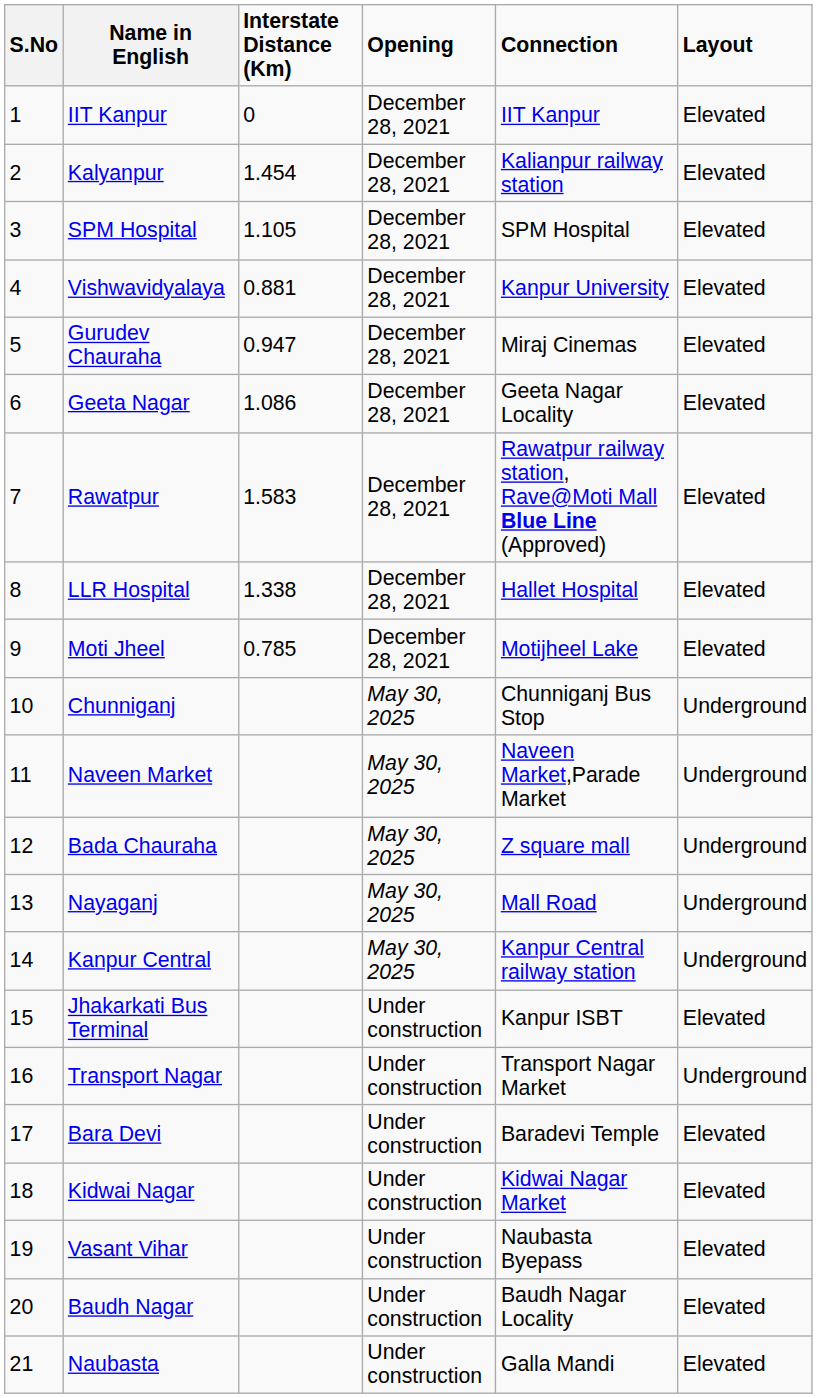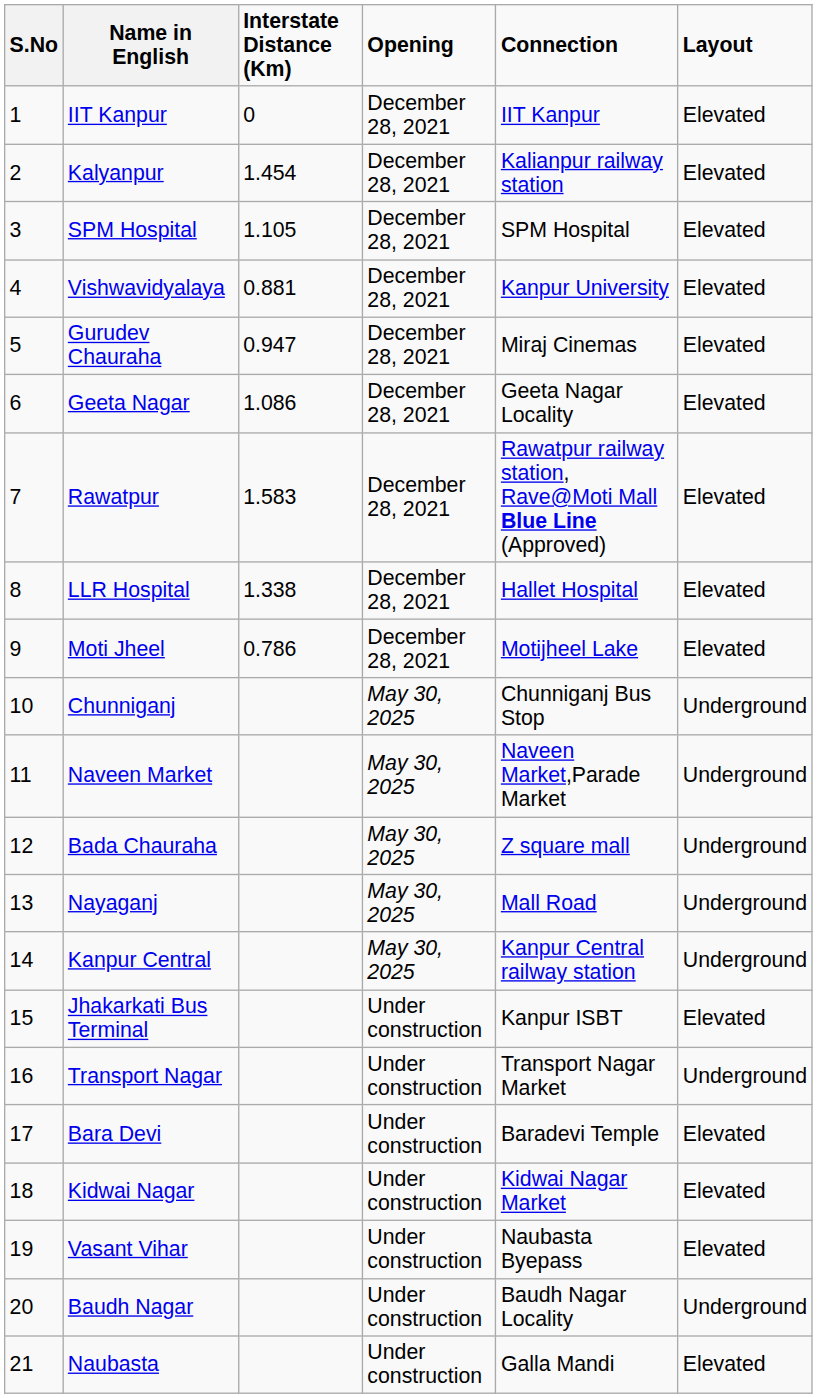(270, 648) 0.785 -> (270, 648) 0.786
(724, 1306) Elevated -> (745, 1306) Underground
